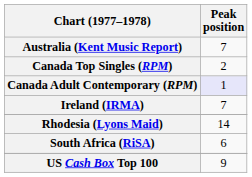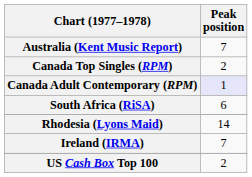rows swapped: (102, 104) <-> (102, 143)
(224, 162) 9 -> (224, 162) 2
